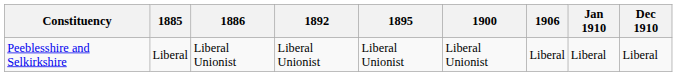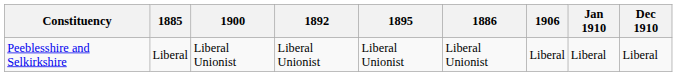columns swapped: (233, 21) <-> (485, 21)
